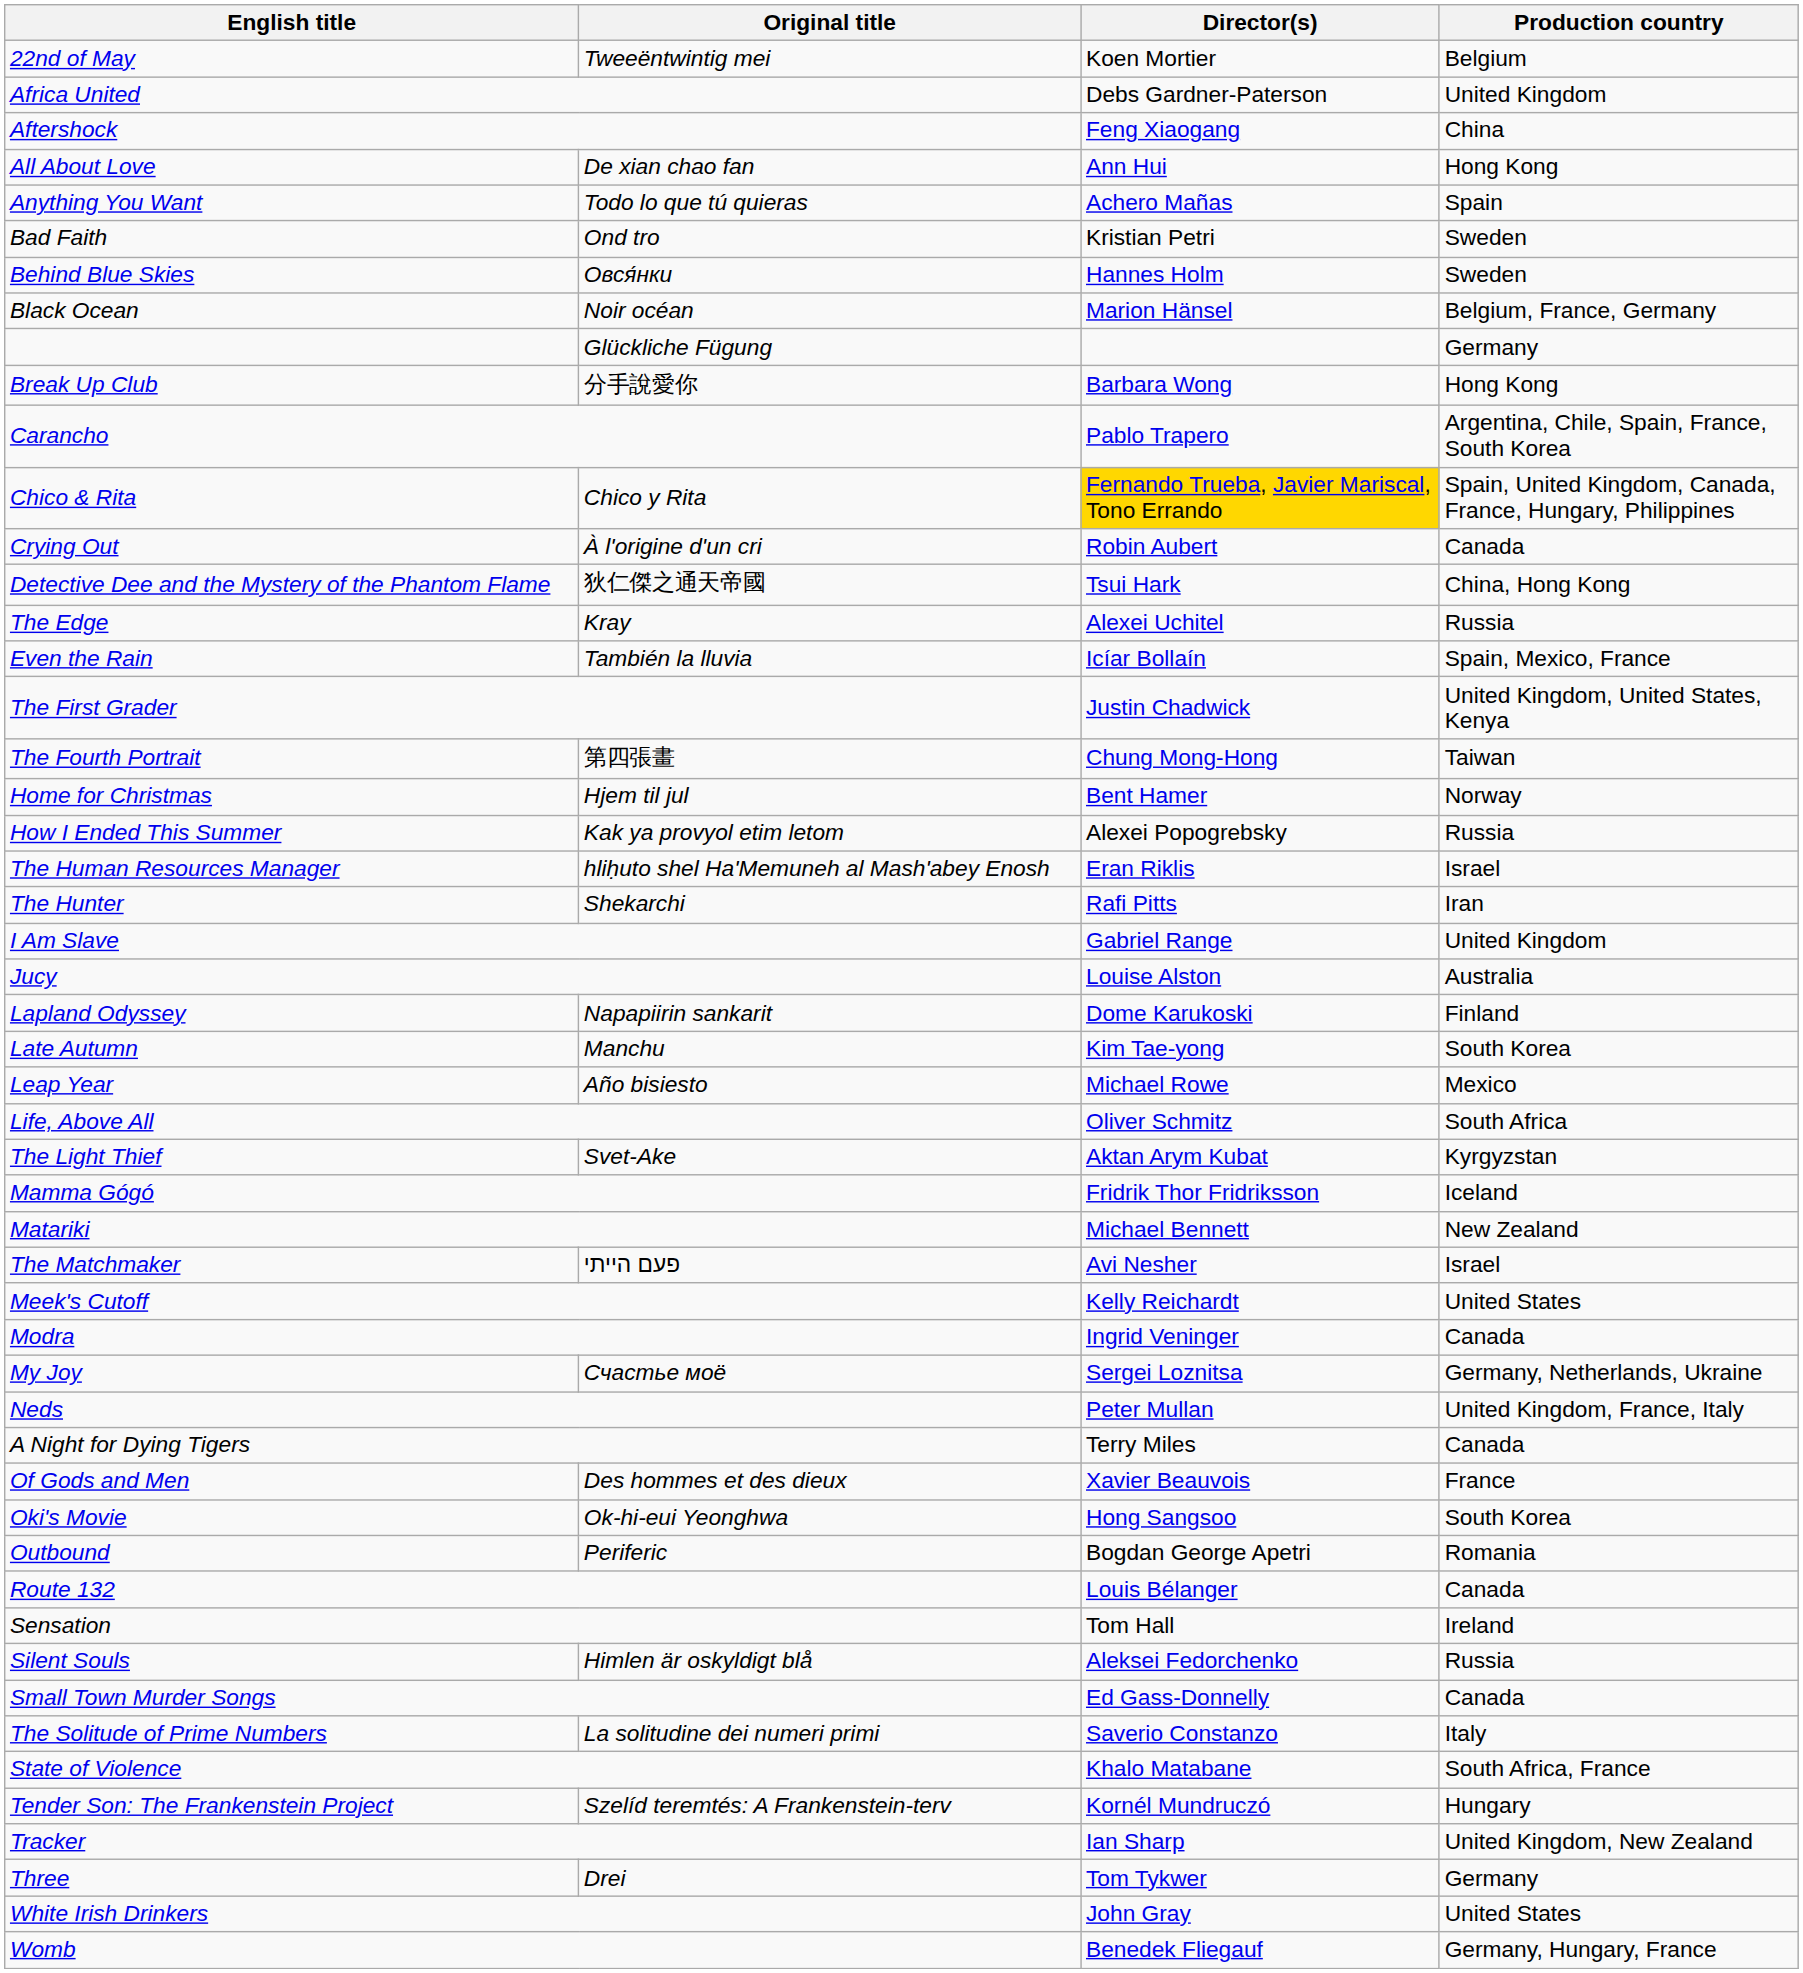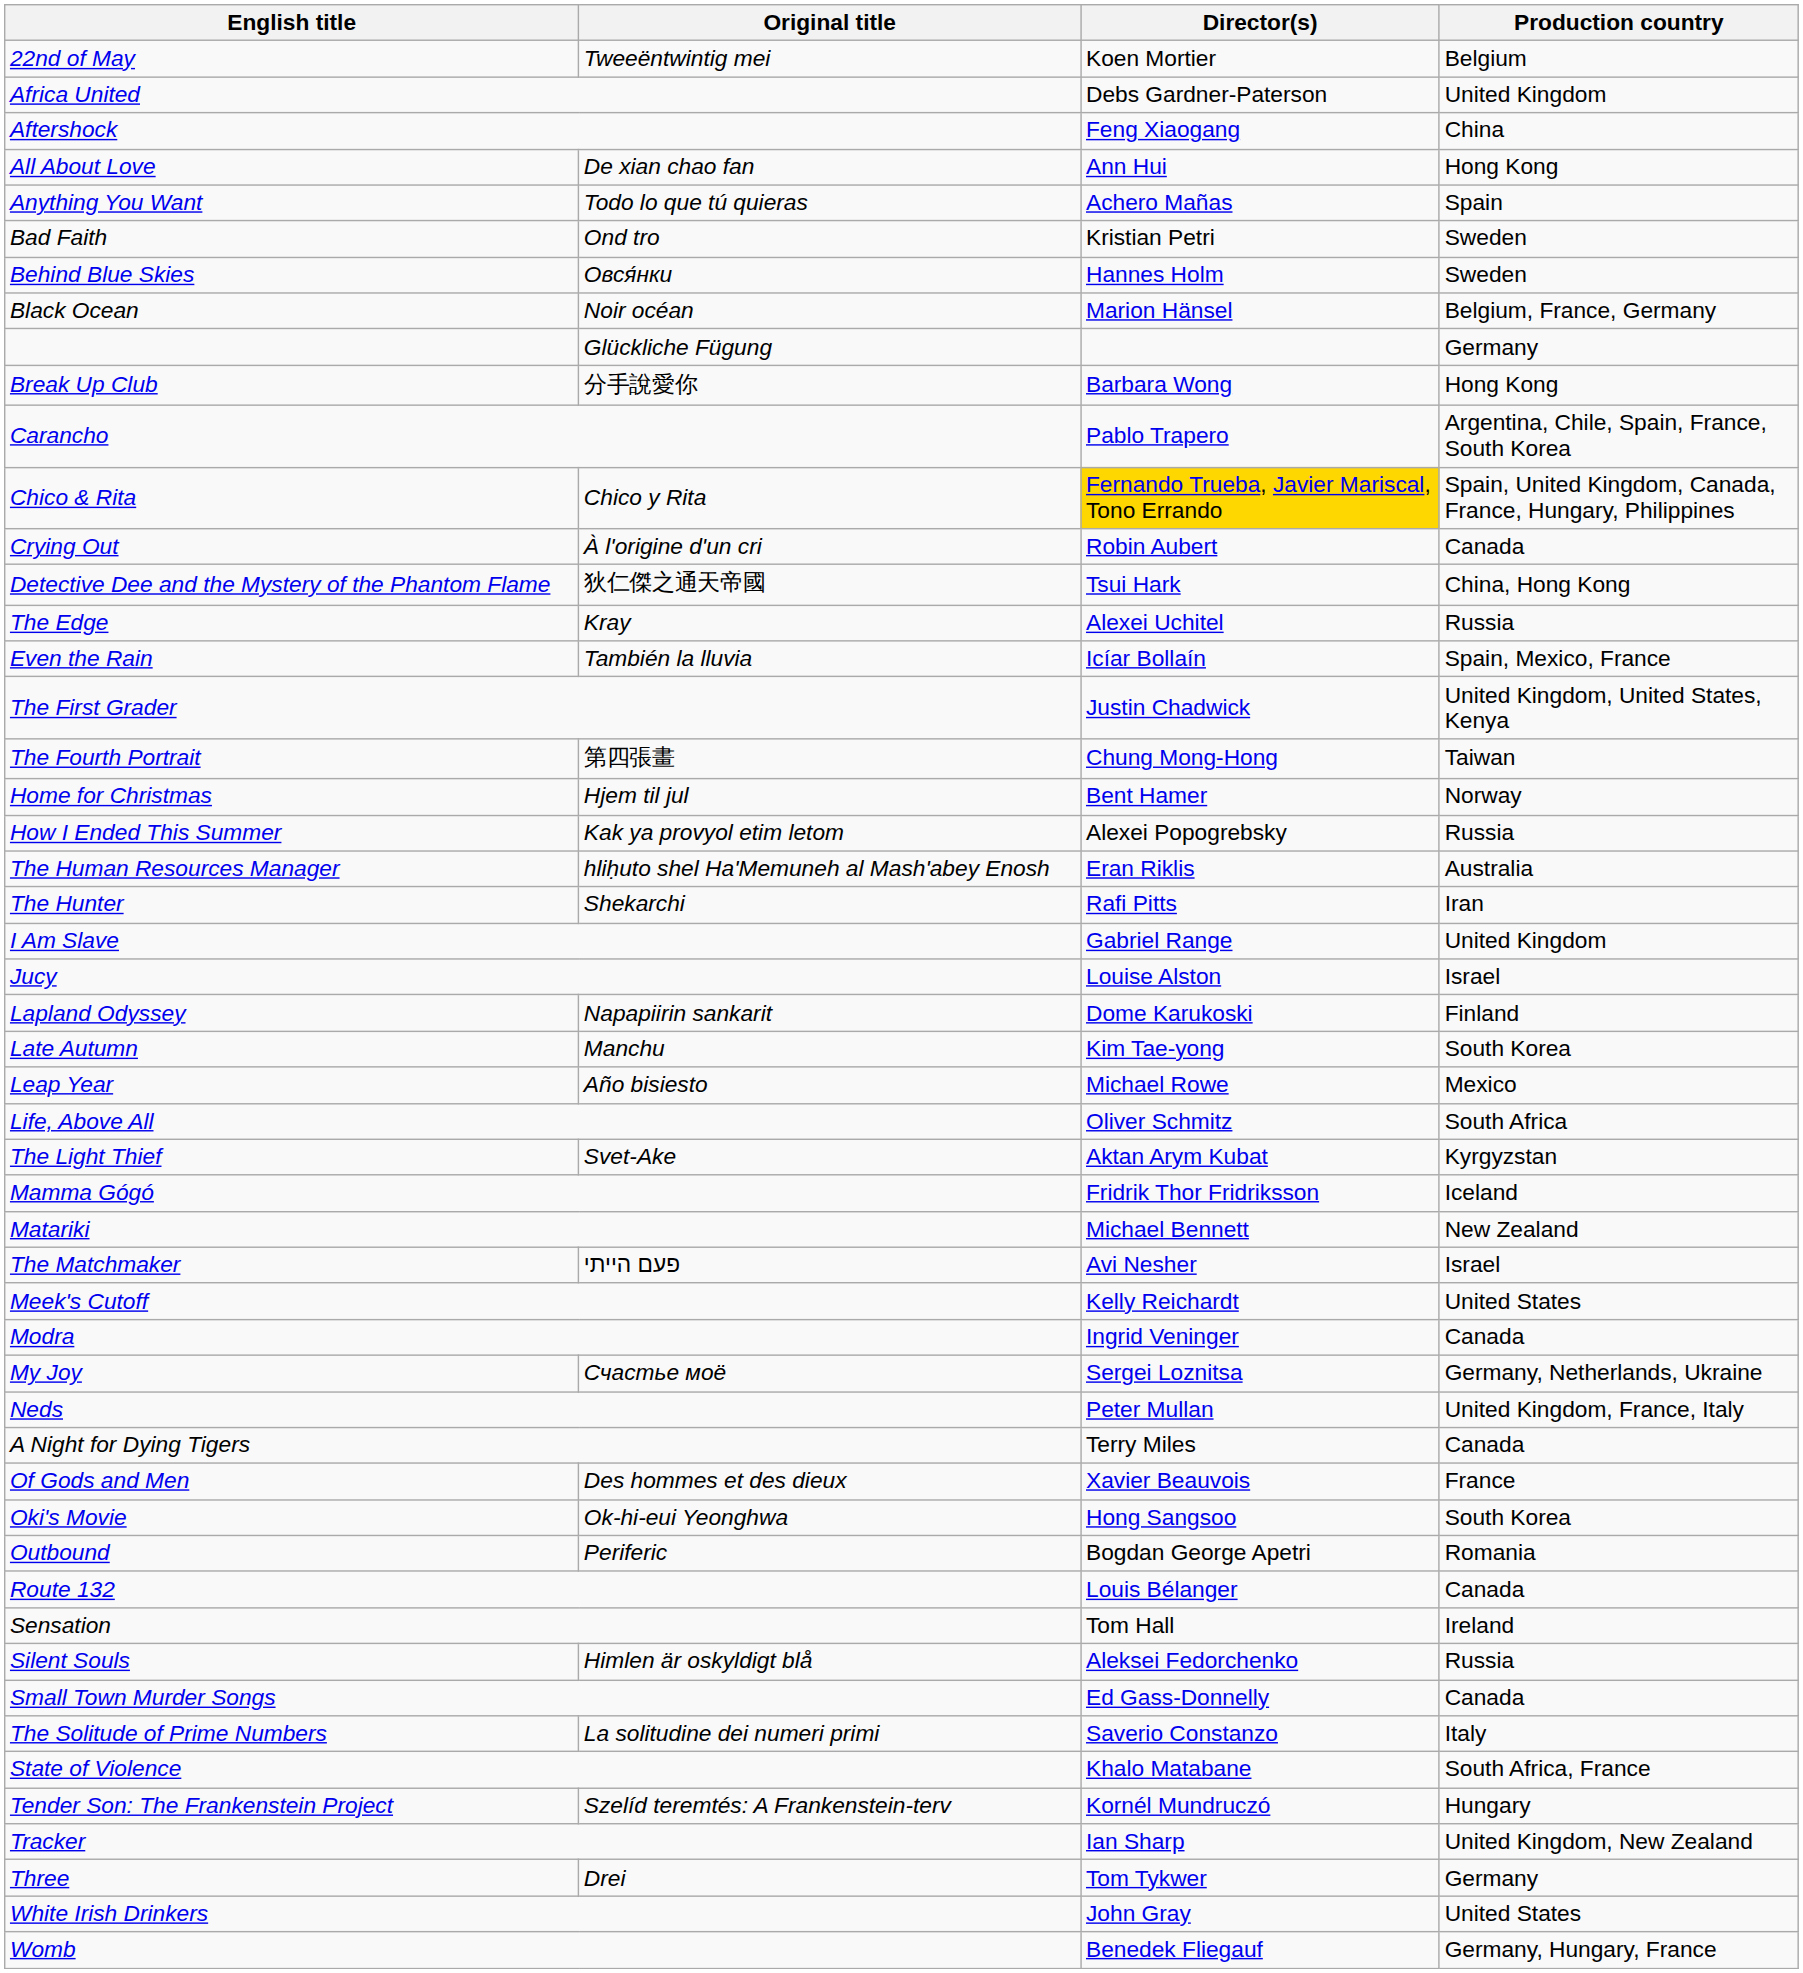(1472, 868) Israel -> (1489, 868) Australia
(1489, 976) Australia -> (1472, 976) Israel
